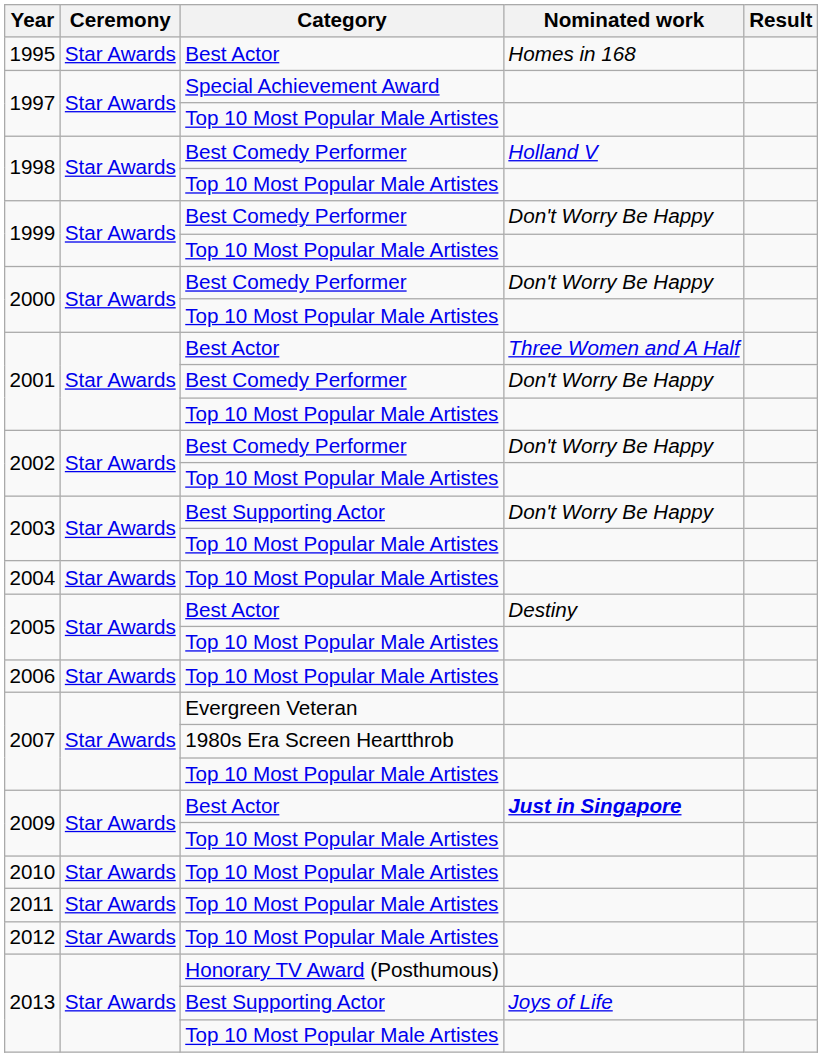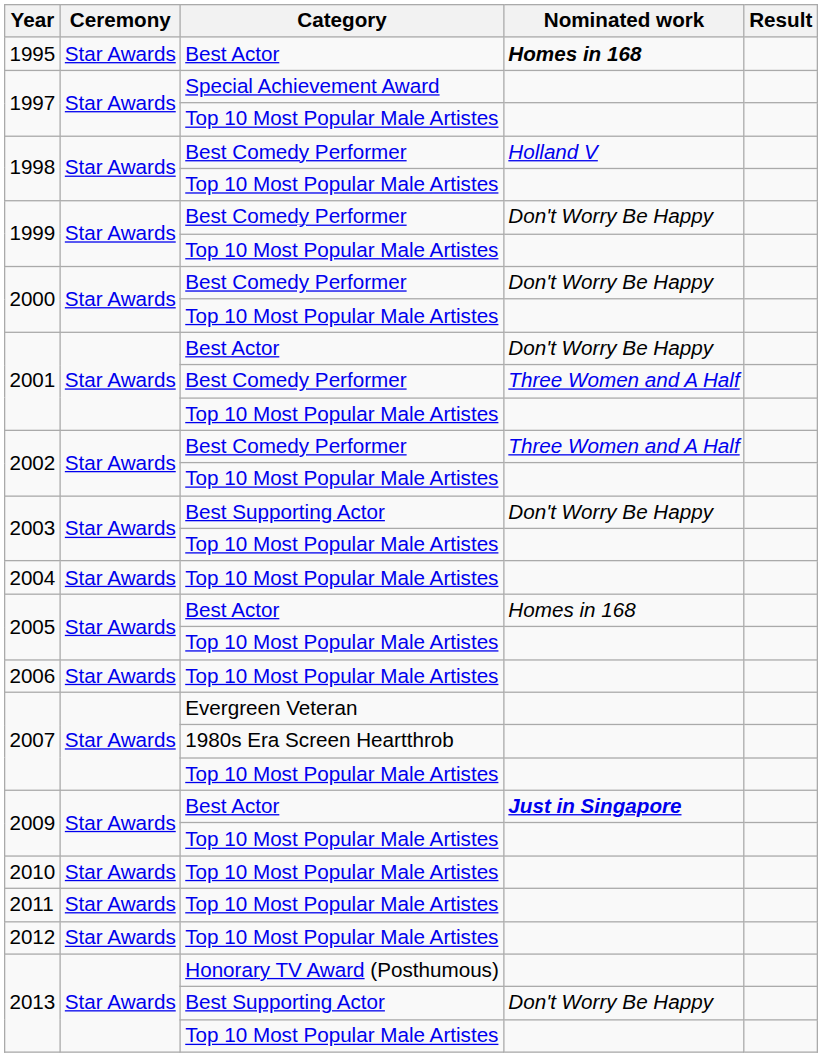(572, 53) normal -> (575, 53) bold
(624, 348) Three Women and A Half -> (611, 348) Don't Worry Be Happy
(611, 380) Don't Worry Be Happy -> (624, 380) Three Women and A Half
(611, 446) Don't Worry Be Happy -> (624, 446) Three Women and A Half
(543, 610) Destiny -> (572, 610) Homes in 168
(561, 1002) Joys of Life -> (611, 1002) Don't Worry Be Happy
